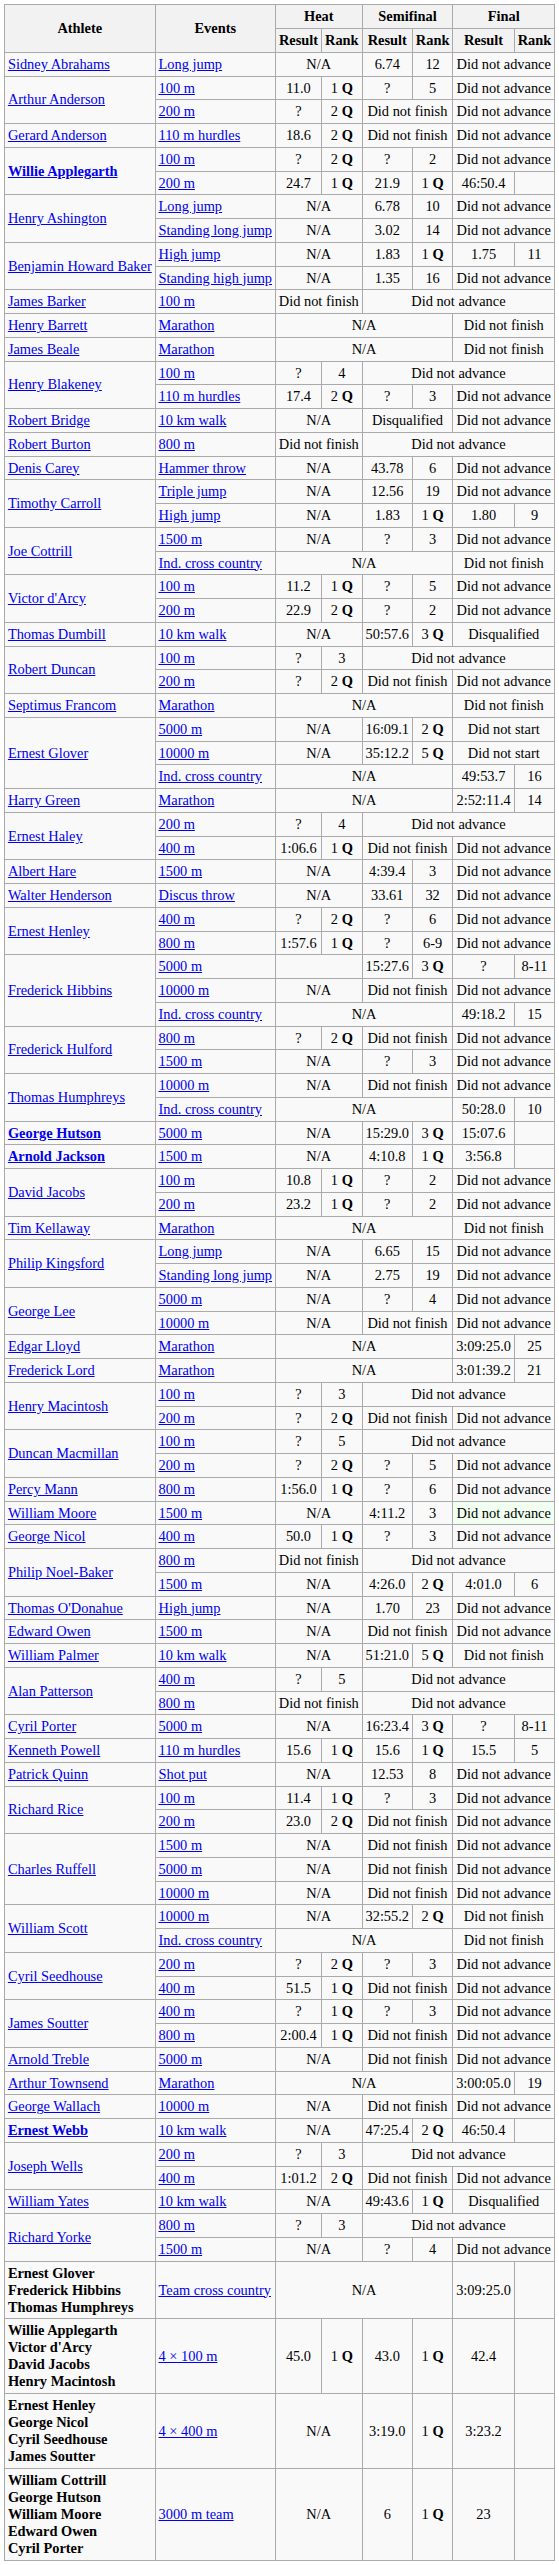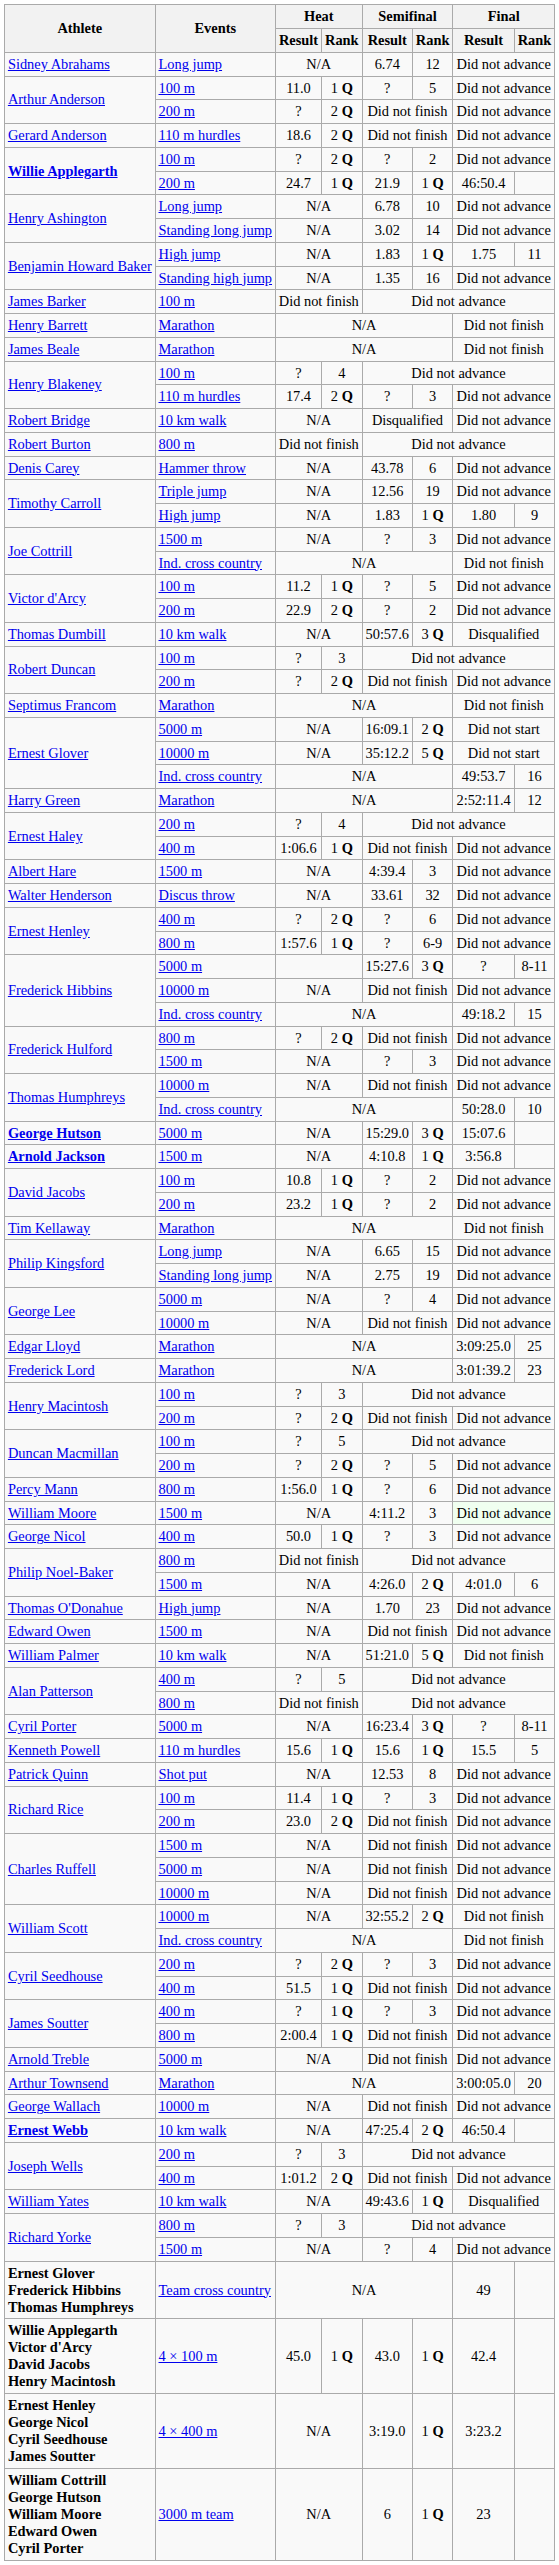(535, 800) 14 -> (535, 800) 12
(535, 1370) 21 -> (535, 1370) 23
(535, 2083) 19 -> (535, 2083) 20
(484, 2290) 3:09:25.0 -> (484, 2290) 49
